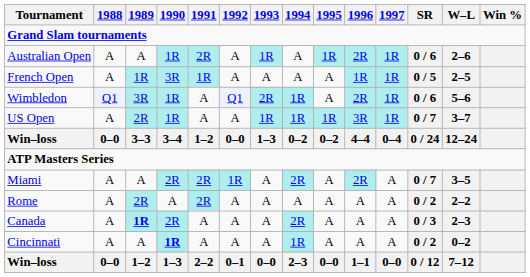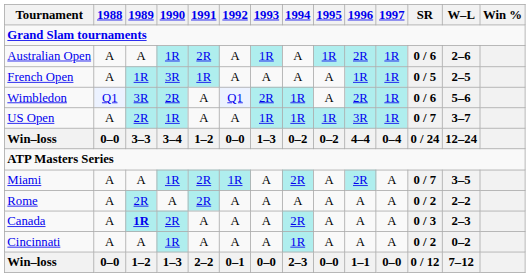(172, 96) 1R -> (172, 96) 2R
(172, 179) 2R -> (172, 179) 1R
(172, 241) bold -> (172, 241) normal
